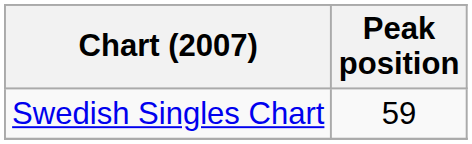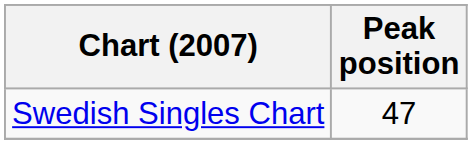(399, 113) 59 -> (399, 113) 47
